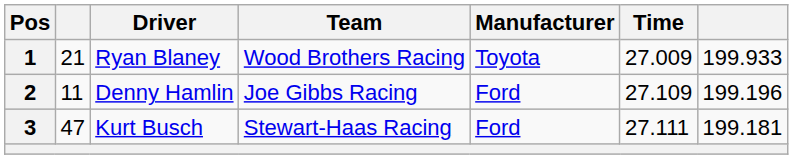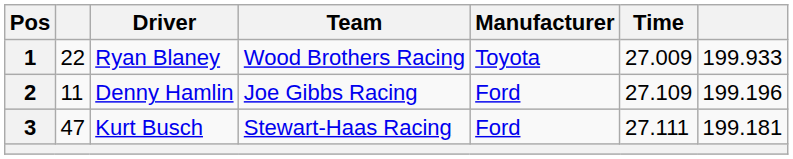(73, 57) 21 -> (73, 57) 22
